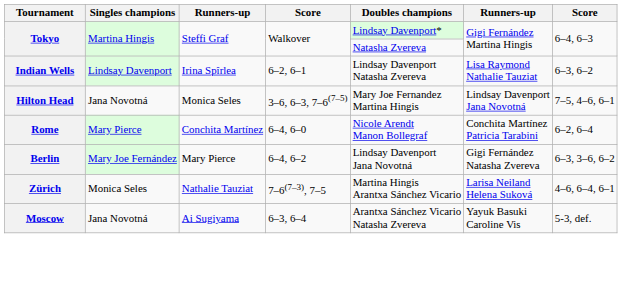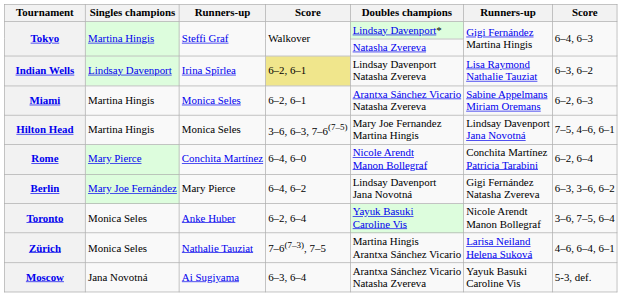(287, 71) no background -> (287, 71) khaki background
+ row: (45, 100)
(118, 100) Jana Novotná -> (121, 130) Martina Hingis
+ row: (45, 218)
